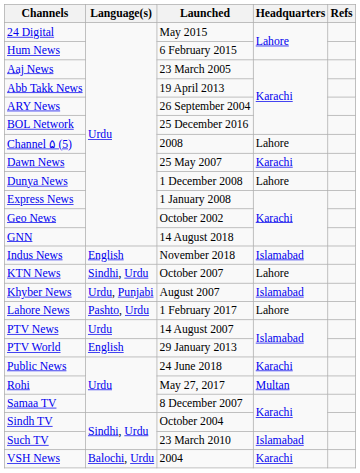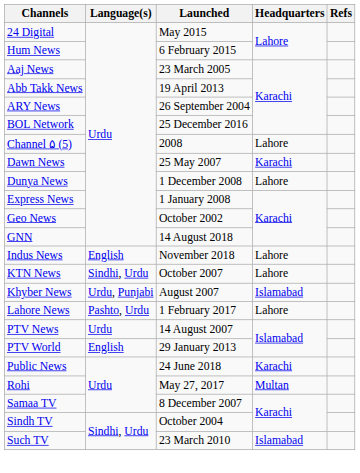(280, 255) Islamabad -> (272, 255) Lahore
- row: (34, 459)
